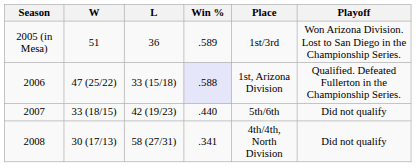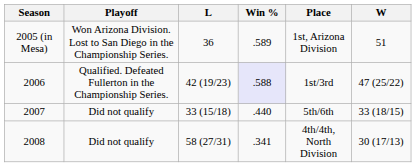columns swapped: (94, 13) <-> (354, 13)
(264, 42) 1st/3rd -> (319, 42) 1st, Arizona Division
(154, 83) 33 (15/18) -> (208, 83) 42 (19/23)
(264, 83) 1st, Arizona Division -> (319, 83) 1st/3rd
(154, 112) 42 (19/23) -> (208, 112) 33 (15/18)
